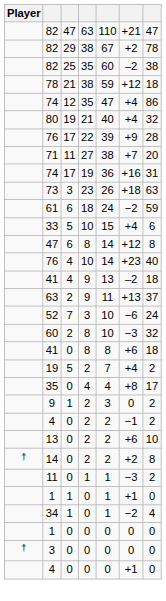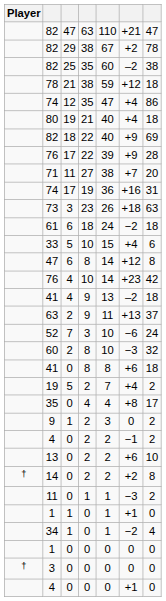(152, 119) 32 -> (152, 119) 18
+ row: (52, 137)
(152, 208) 59 -> (152, 226) 18
(152, 262) 40 -> (152, 279) 42
